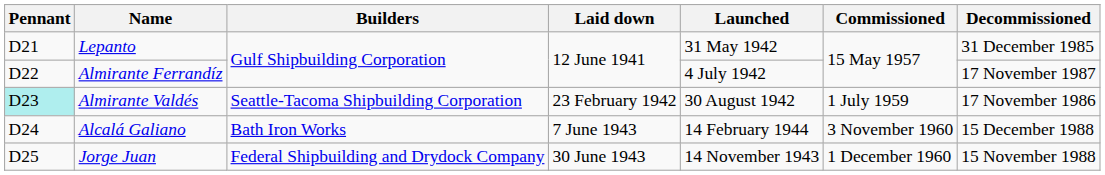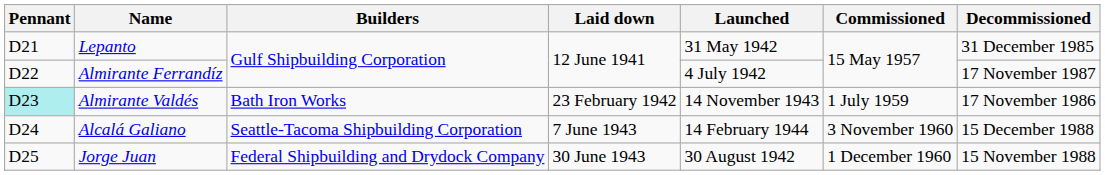(376, 101) Seattle-Tacoma Shipbuilding Corporation -> (288, 101) Bath Iron Works
(740, 101) 30 August 1942 -> (752, 101) 14 November 1943
(288, 128) Bath Iron Works -> (376, 128) Seattle-Tacoma Shipbuilding Corporation
(752, 156) 14 November 1943 -> (740, 156) 30 August 1942
